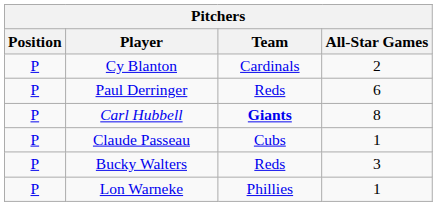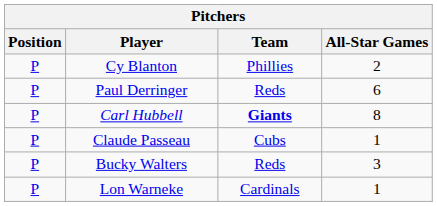(270, 66) Cardinals -> (270, 66) Phillies
(270, 189) Phillies -> (270, 189) Cardinals
